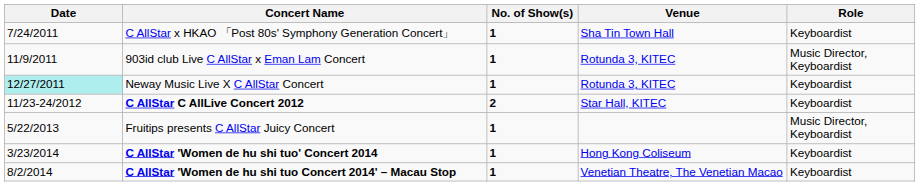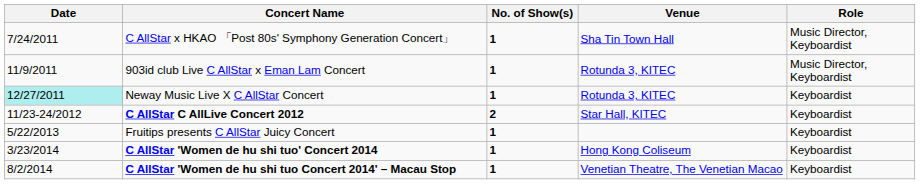(821, 33) Keyboardist -> (829, 38) Music Director, Keyboardist
(829, 128) Music Director, Keyboardist -> (821, 132) Keyboardist
